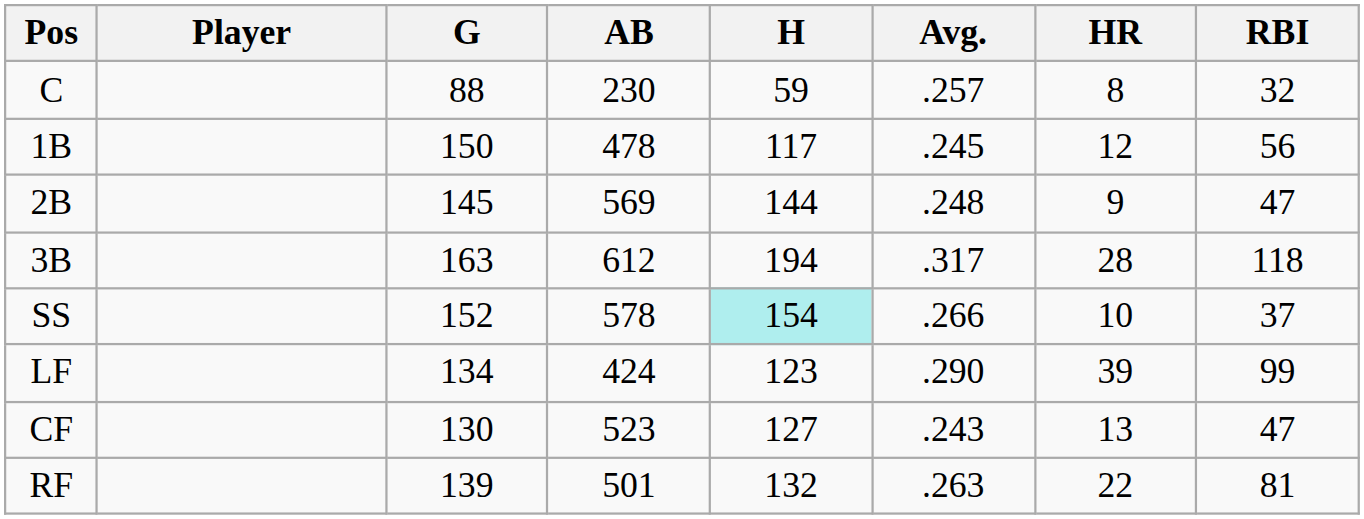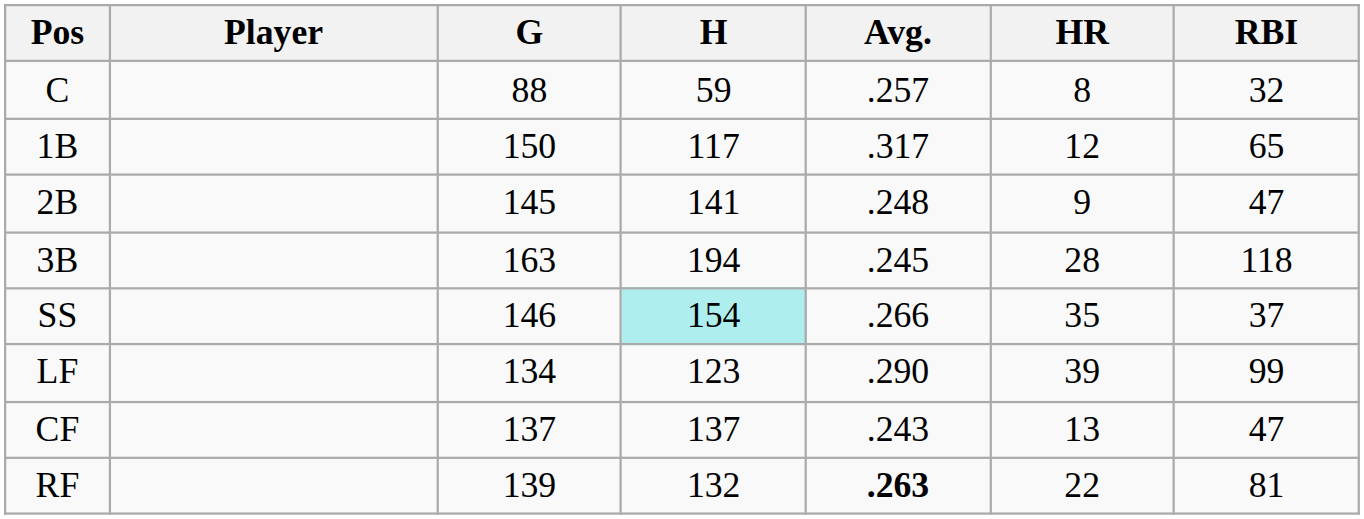- column: (629, 32)
(953, 145) .245 -> (898, 145) .317
(1278, 145) 56 -> (1267, 145) 65
(791, 202) 144 -> (714, 202) 141
(953, 259) .317 -> (898, 259) .245
(467, 315) 152 -> (529, 315) 146
(1115, 315) 10 -> (1082, 315) 35
(467, 428) 130 -> (529, 428) 137
(791, 428) 127 -> (714, 428) 137
(953, 485) normal -> (898, 485) bold
